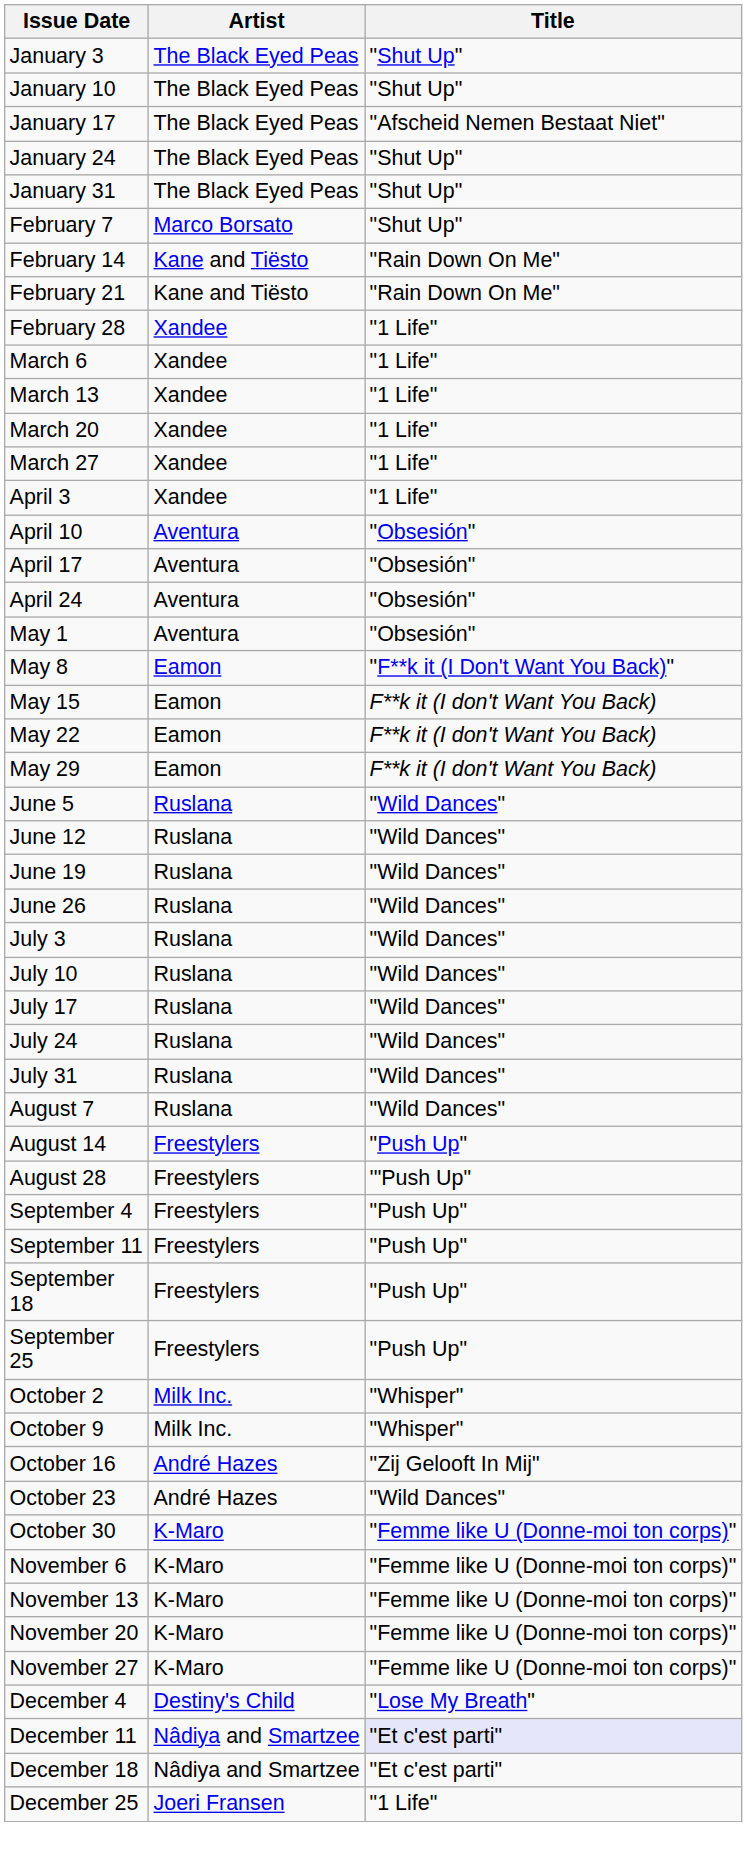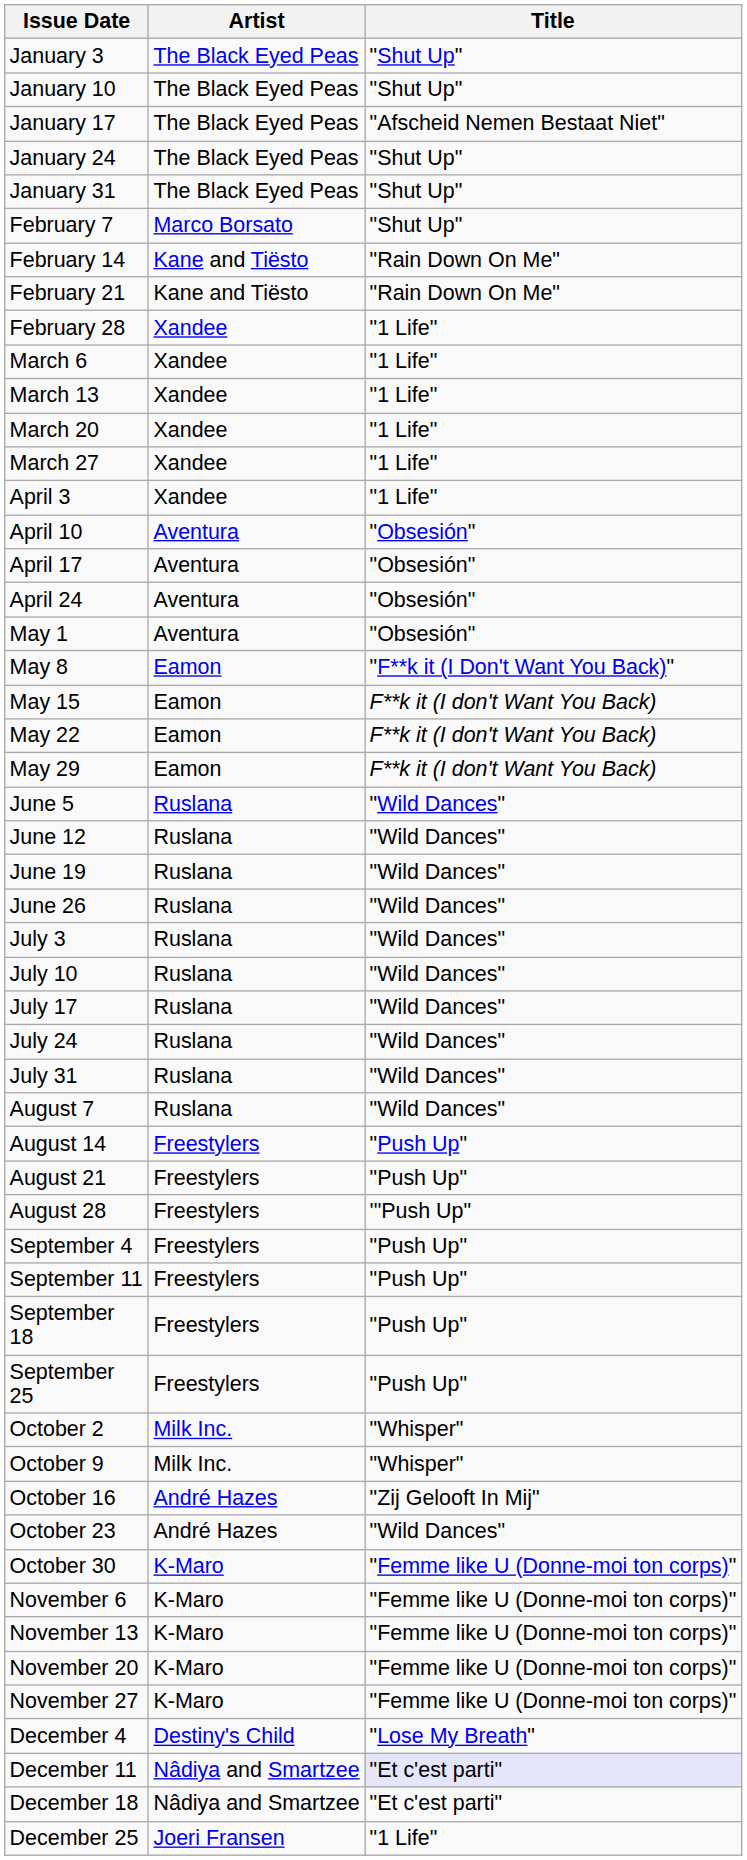+ row: (58, 1177)
